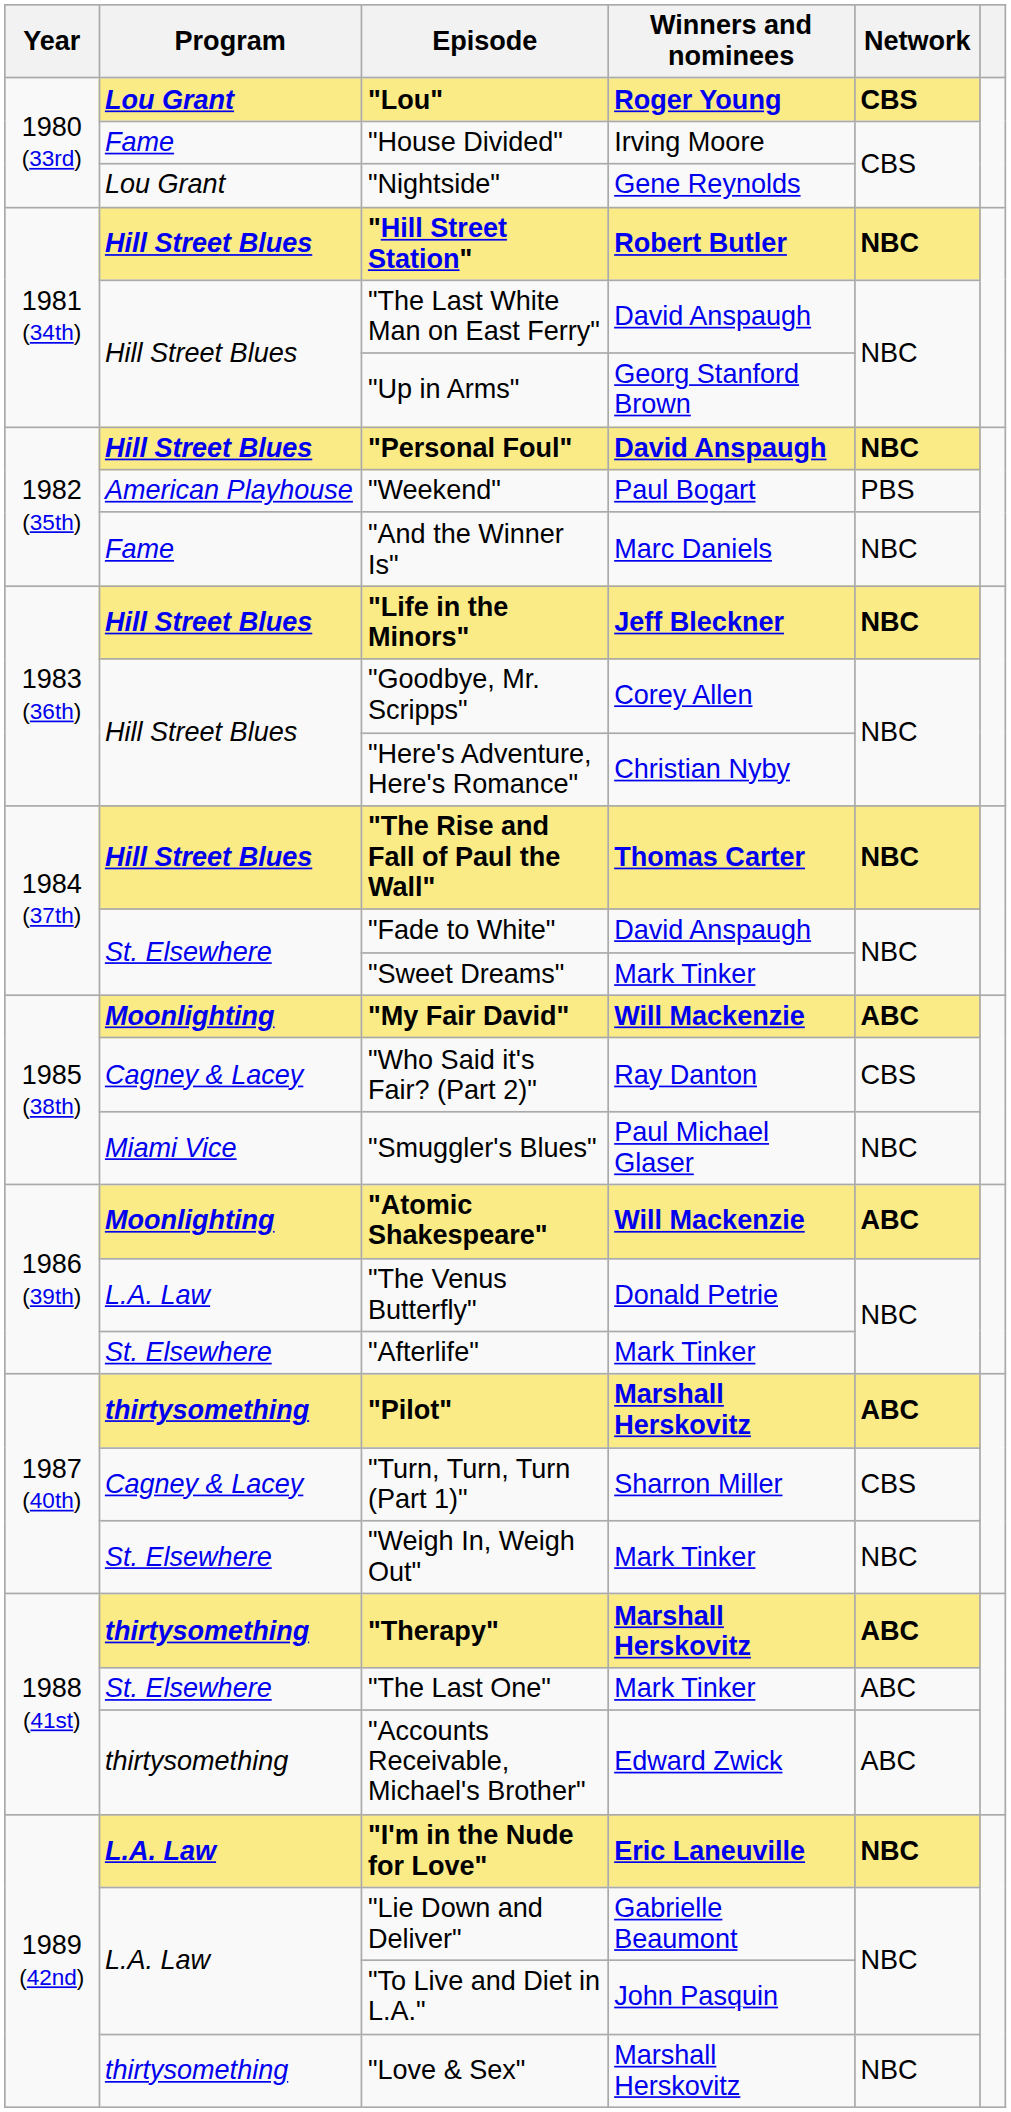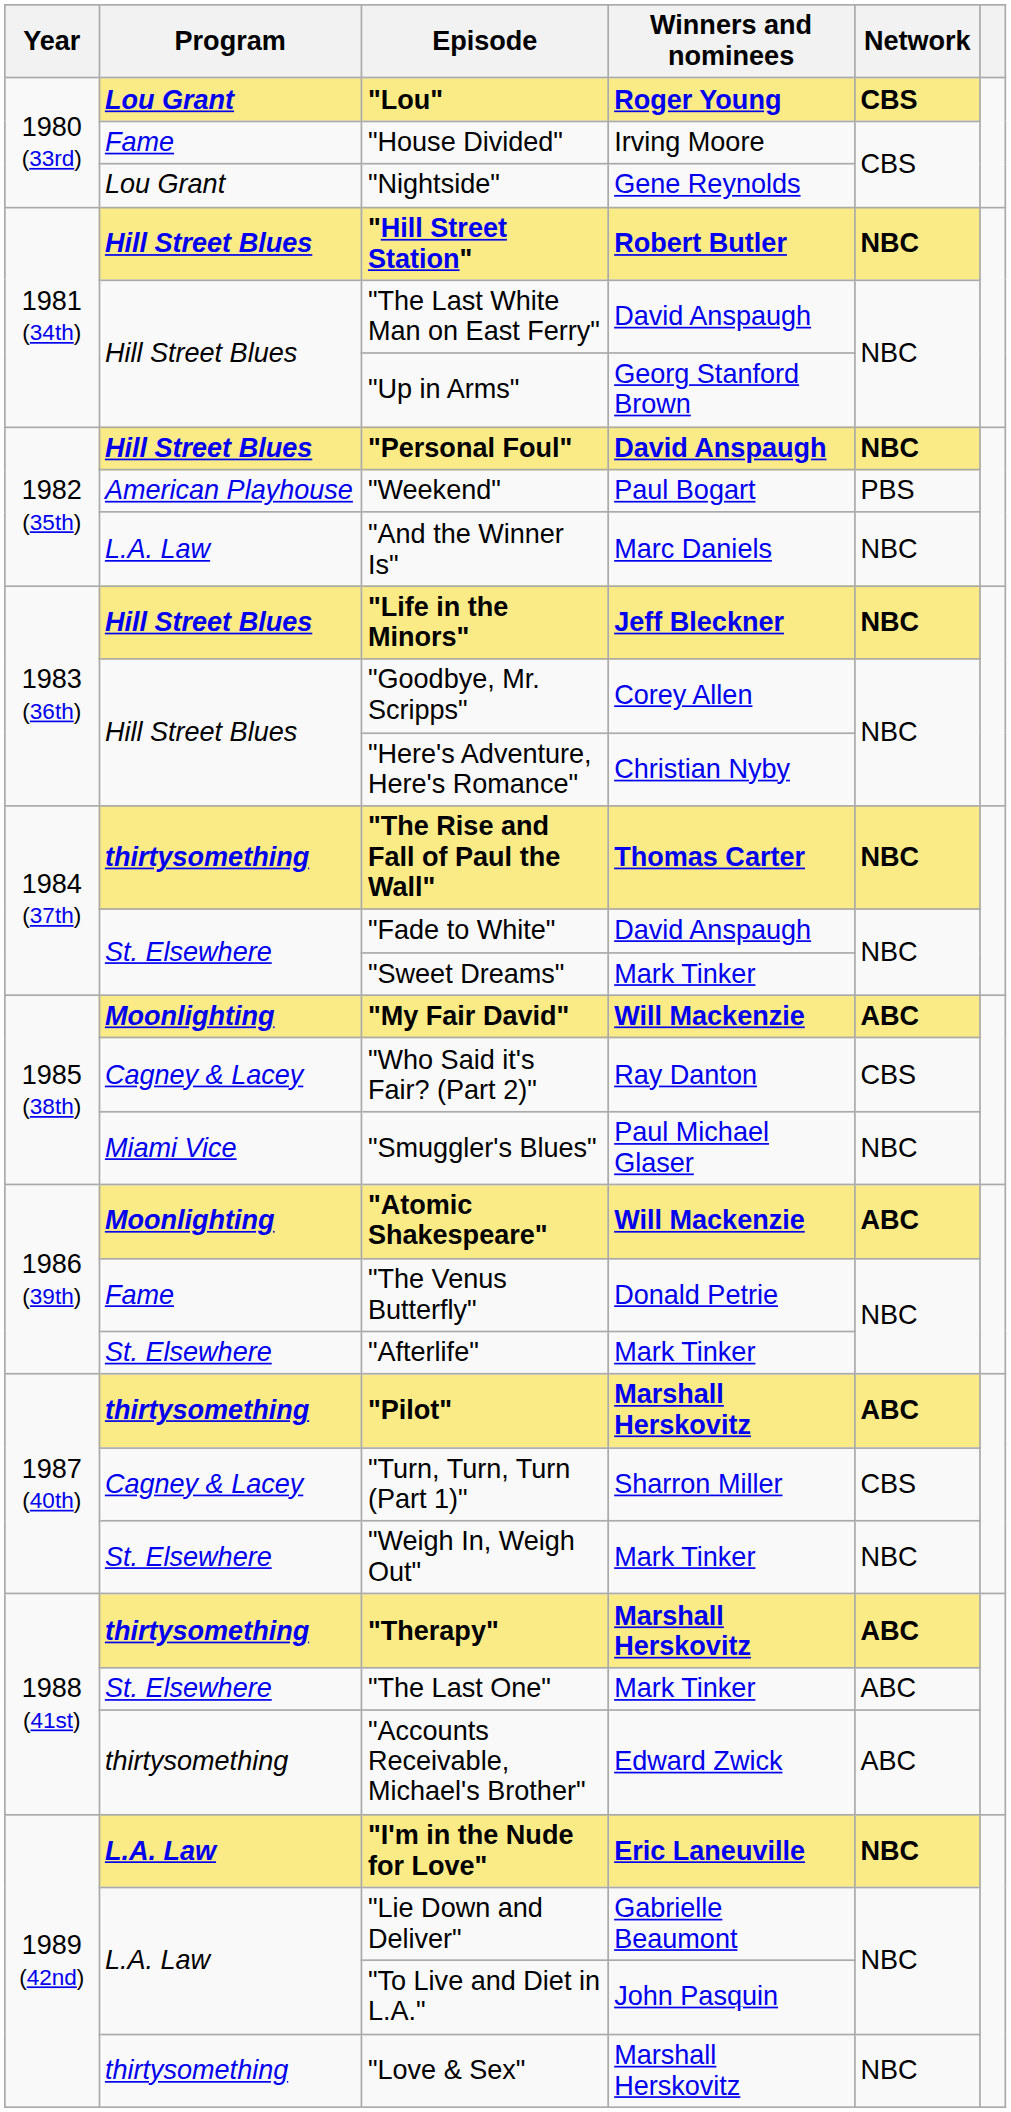(139, 548) Fame -> (158, 548) L.A. Law
(209, 857) Hill Street Blues -> (207, 857) thirtysomething
(158, 1294) L.A. Law -> (139, 1294) Fame
